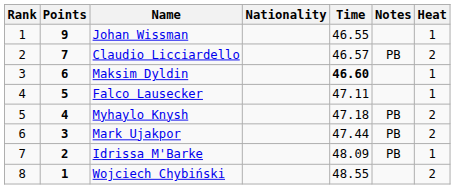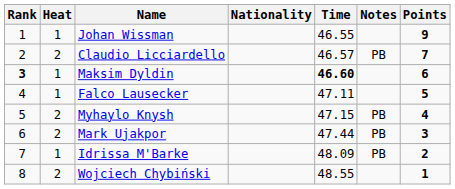columns swapped: (432, 14) <-> (65, 14)
(22, 74) normal -> (22, 74) bold
(351, 114) 47.18 -> (336, 114) 47.15
